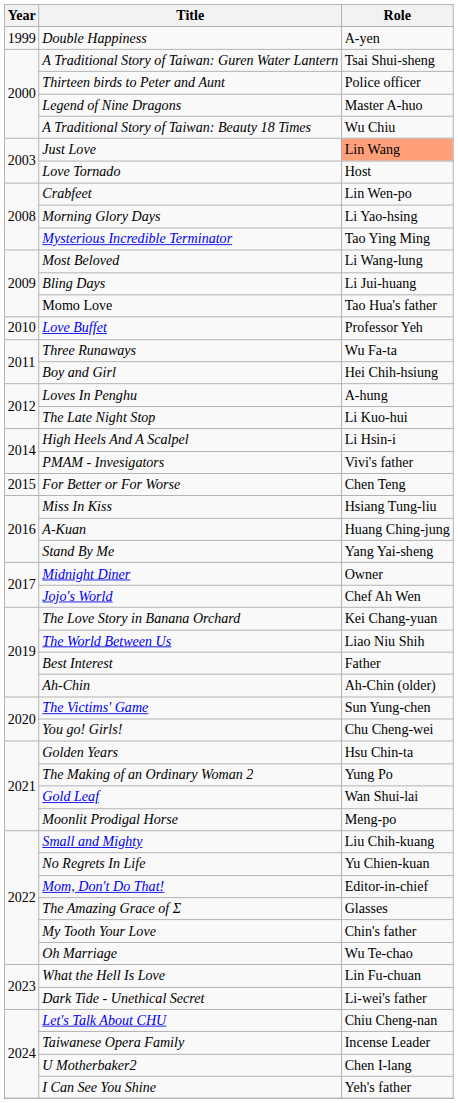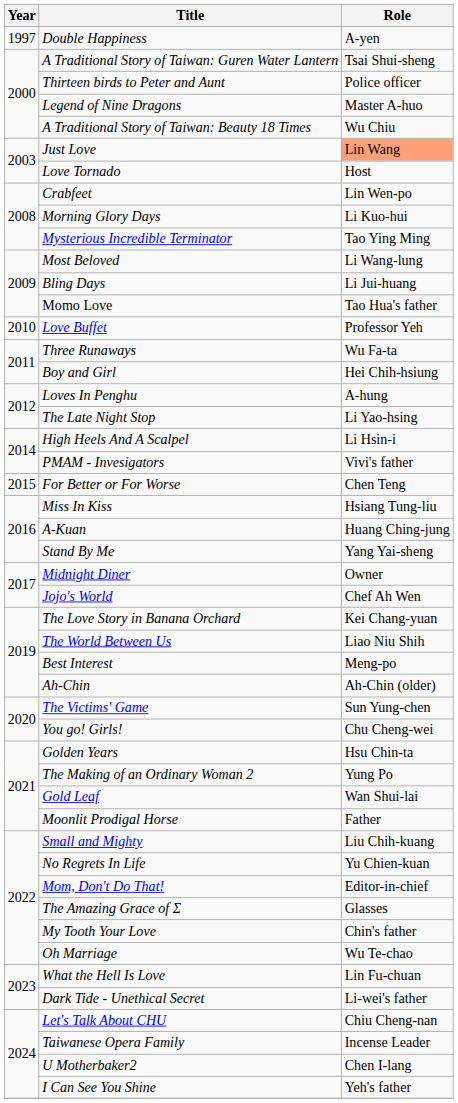(22, 37) 1999 -> (22, 37) 1997
(381, 216) Li Yao-hsing -> (376, 216) Li Kuo-hui
(376, 417) Li Kuo-hui -> (381, 417) Li Yao-hsing
(363, 663) Father -> (370, 663) Meng-po
(370, 819) Meng-po -> (363, 819) Father
